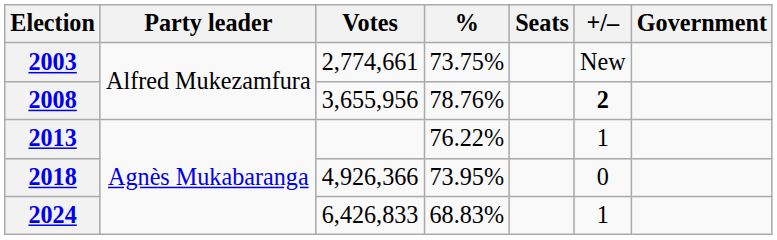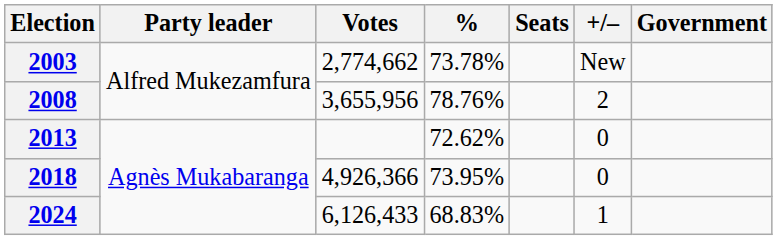(370, 61) 2,774,661 -> (370, 61) 2,774,662
(467, 61) 73.75% -> (467, 61) 73.78%
(603, 100) bold -> (603, 100) normal
(467, 138) 76.22% -> (467, 138) 72.62%
(603, 138) 1 -> (603, 138) 0
(370, 215) 6,426,833 -> (370, 215) 6,126,433
